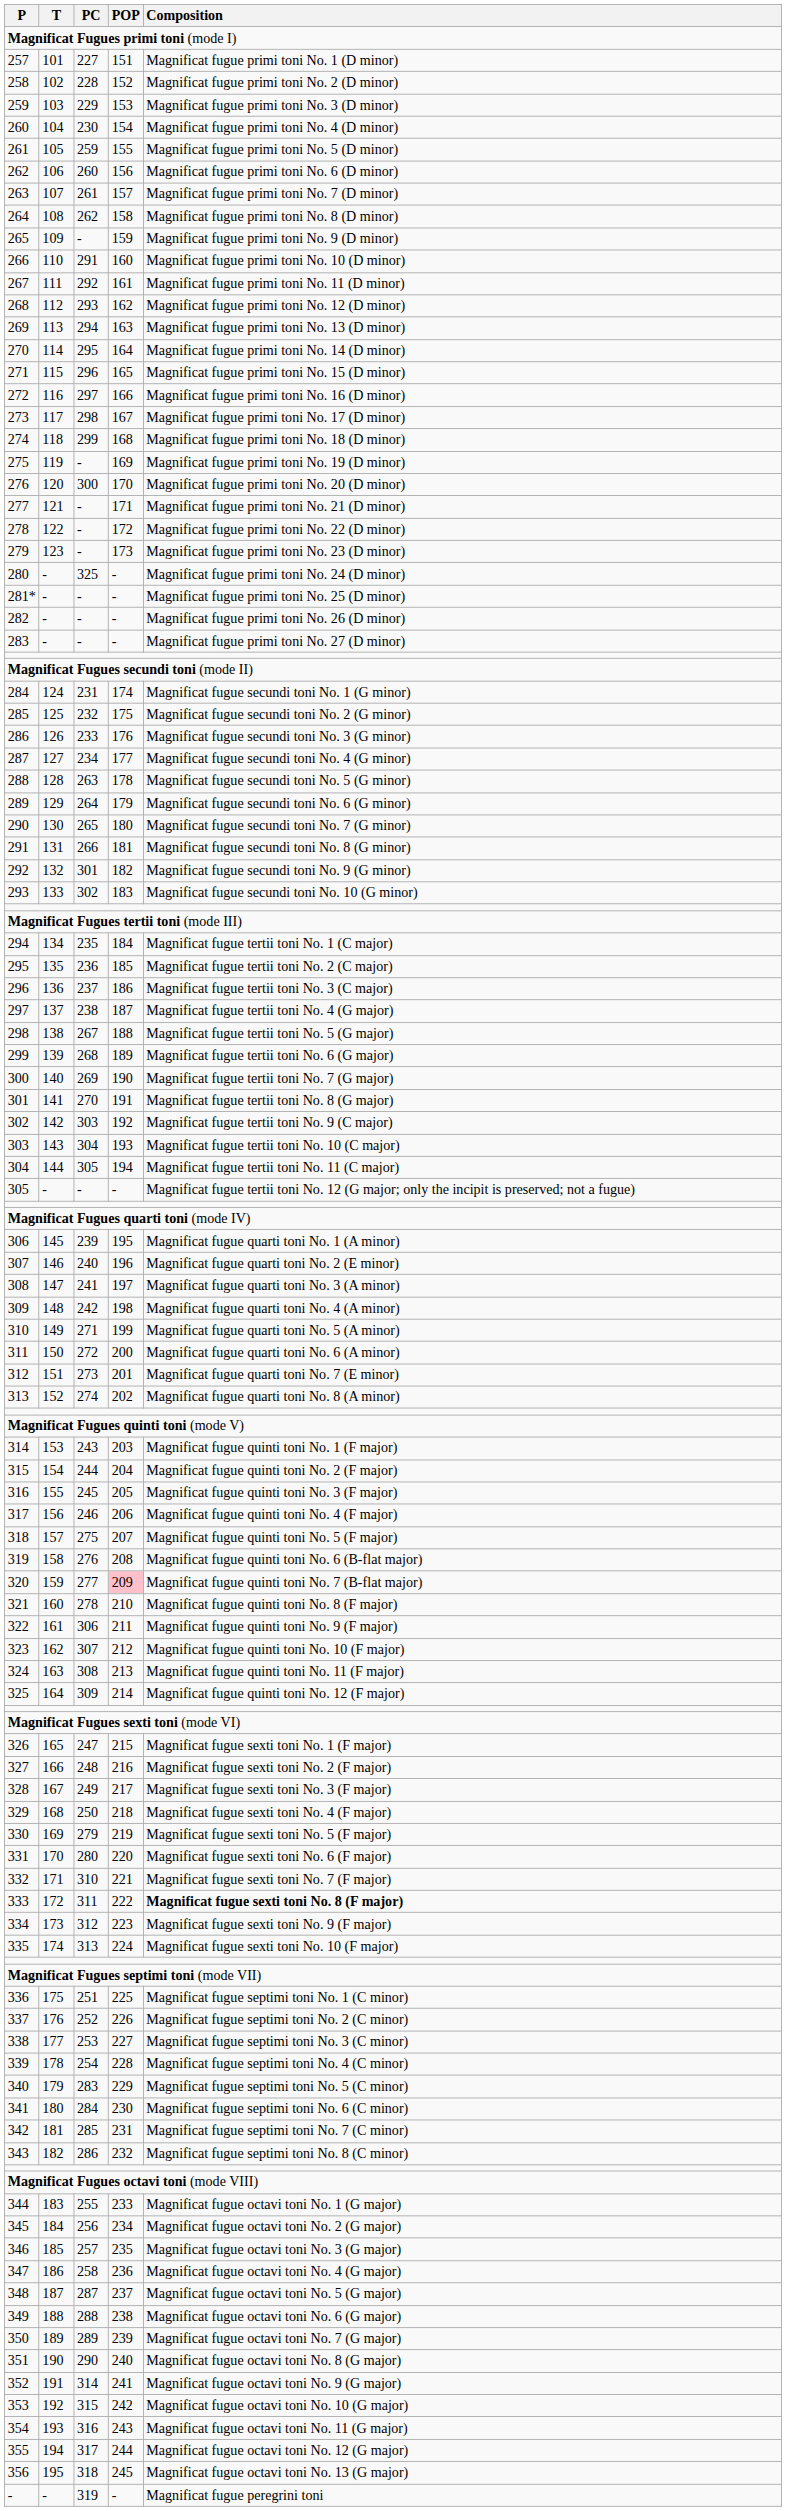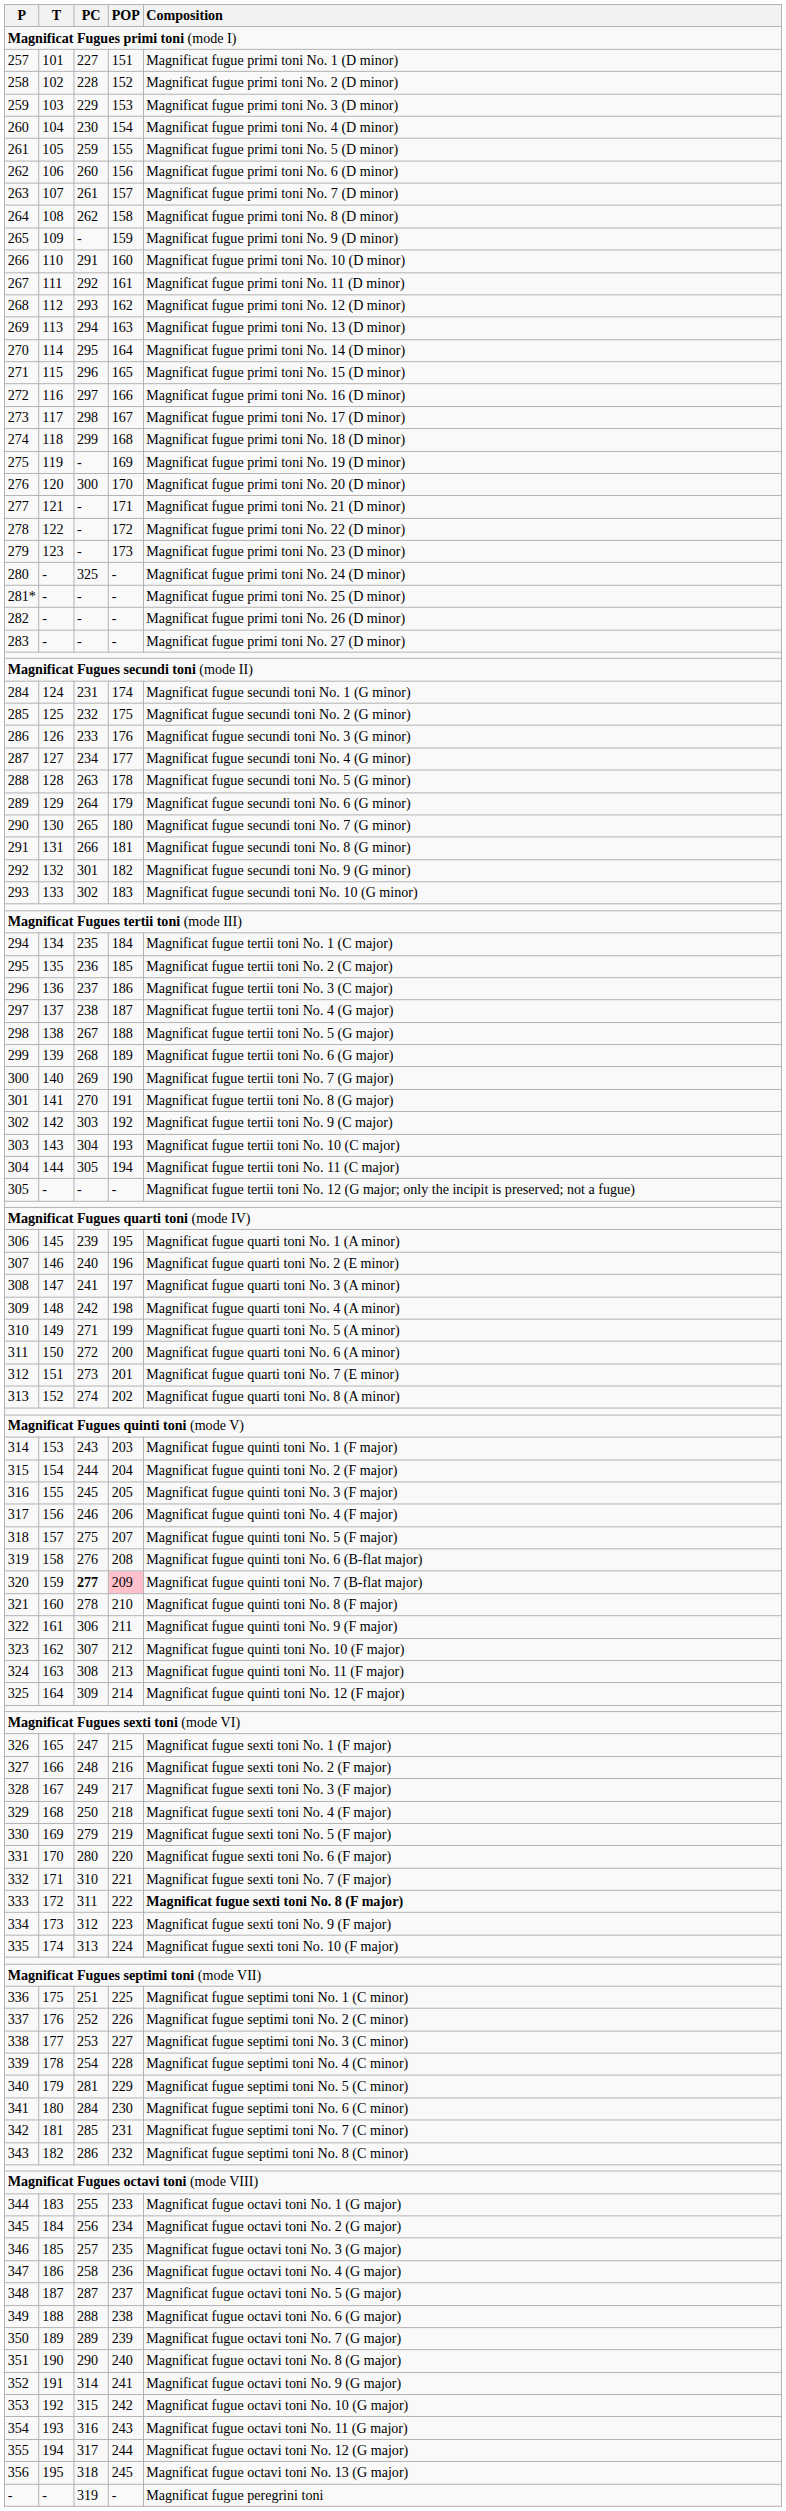(88, 1582) normal -> (88, 1582) bold
(88, 2086) 283 -> (88, 2086) 281
